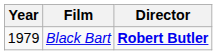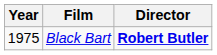(24, 38) 1979 -> (24, 38) 1975
